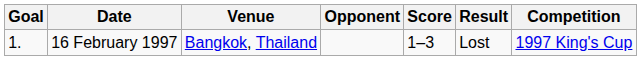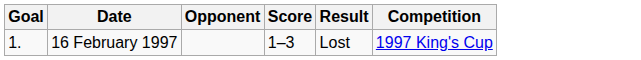- column: (251, 17)
